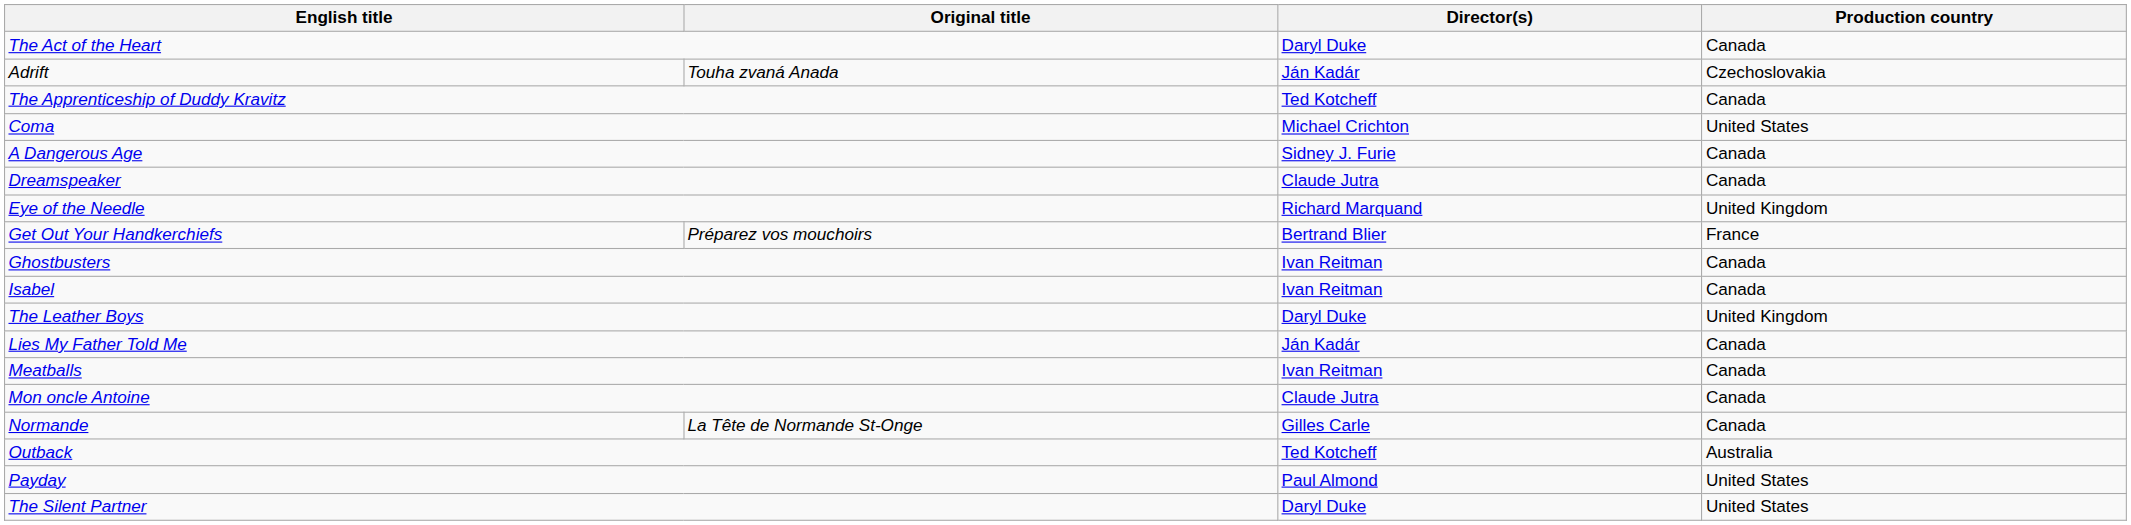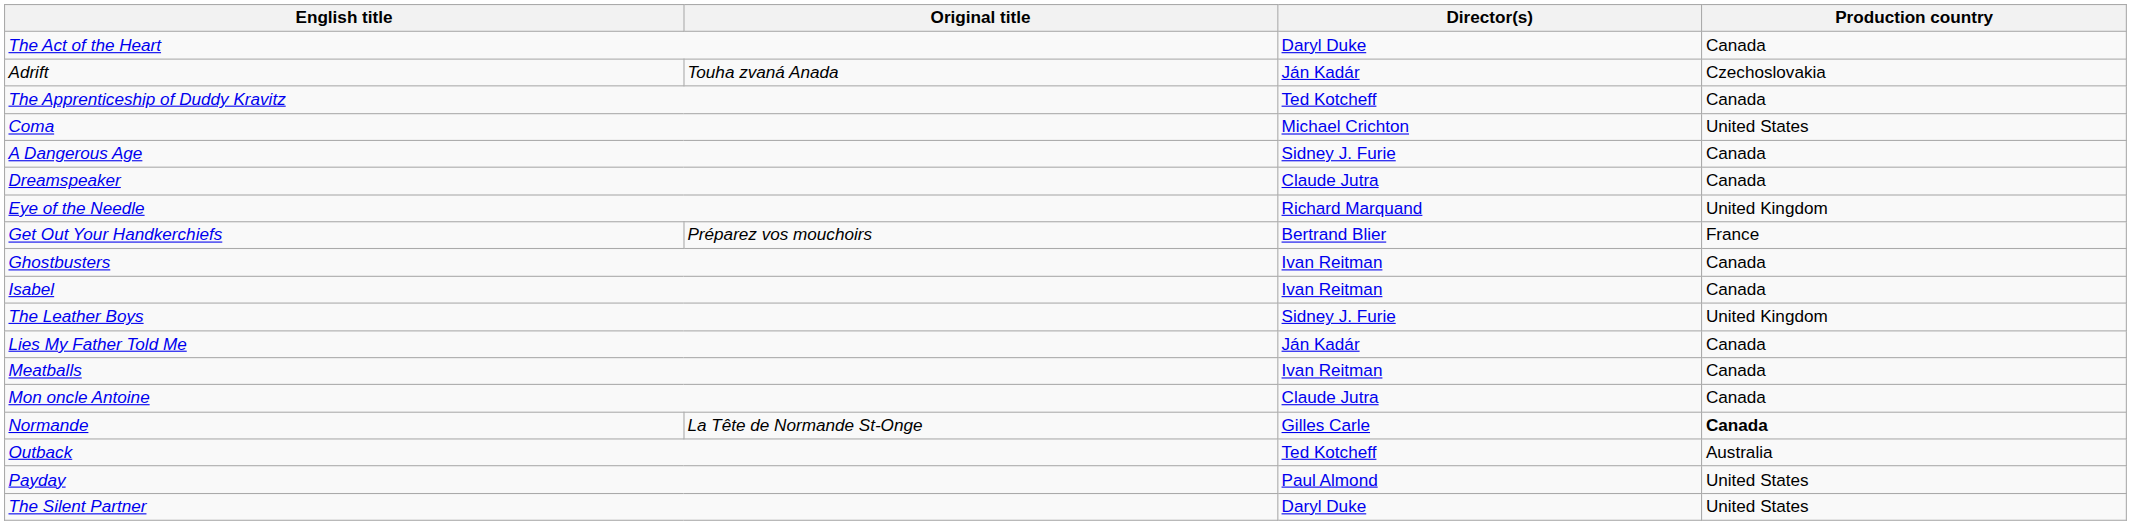(1324, 316) Daryl Duke -> (1339, 316) Sidney J. Furie
(1736, 425) normal -> (1737, 425) bold
